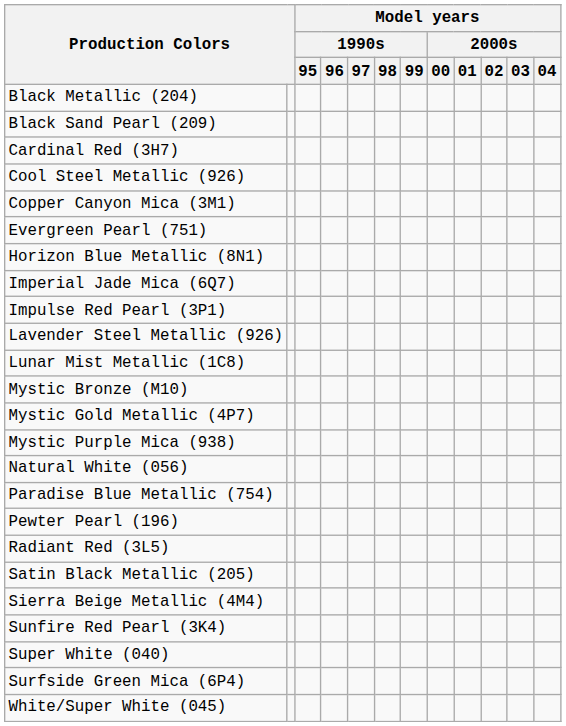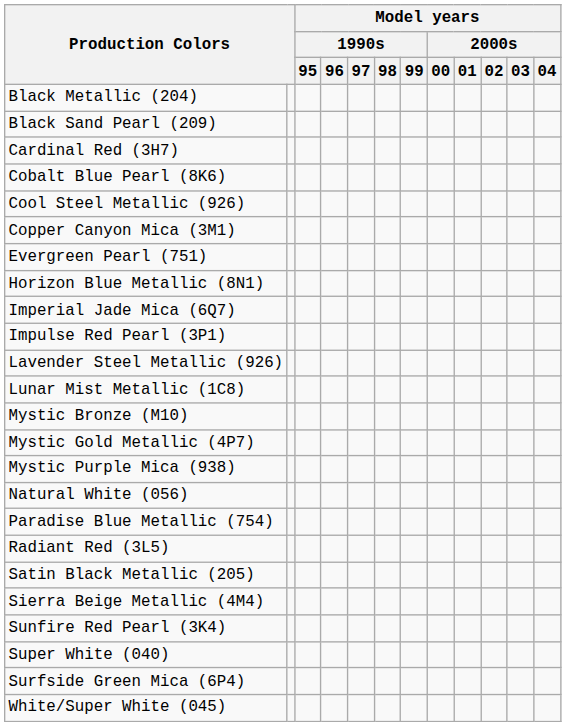+ row: (117, 177)
- row: (94, 522)
